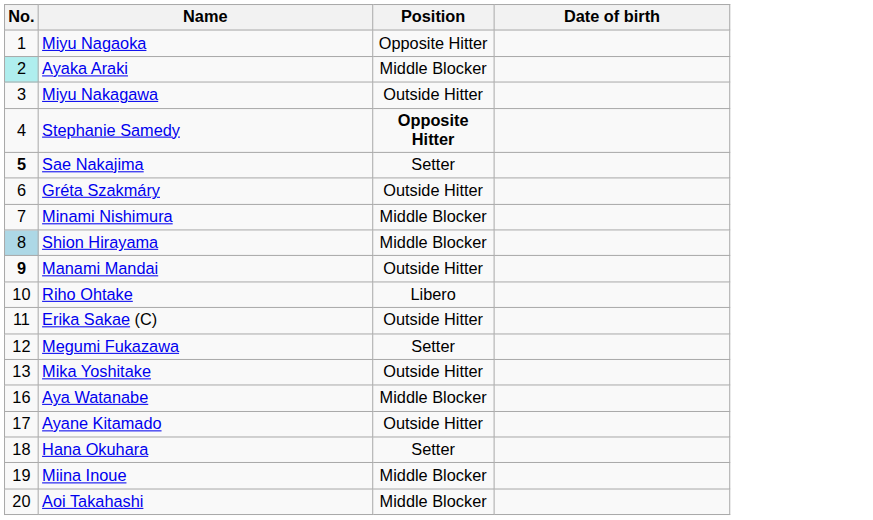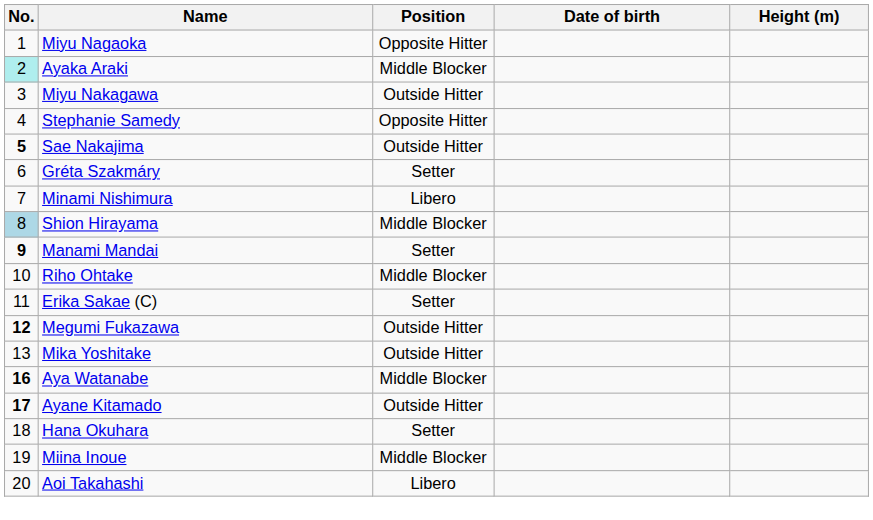+ column: (799, 17)
(433, 130) bold -> (433, 120) normal
(433, 165) Setter -> (433, 146) Outside Hitter
(433, 191) Outside Hitter -> (433, 172) Setter
(433, 216) Middle Blocker -> (433, 198) Libero
(433, 268) Outside Hitter -> (433, 250) Setter
(433, 294) Libero -> (433, 276) Middle Blocker
(433, 320) Outside Hitter -> (433, 302) Setter
(21, 346) normal -> (21, 328) bold
(433, 346) Setter -> (433, 328) Outside Hitter
(21, 398) normal -> (21, 379) bold
(21, 424) normal -> (21, 405) bold
(433, 501) Middle Blocker -> (433, 483) Libero
